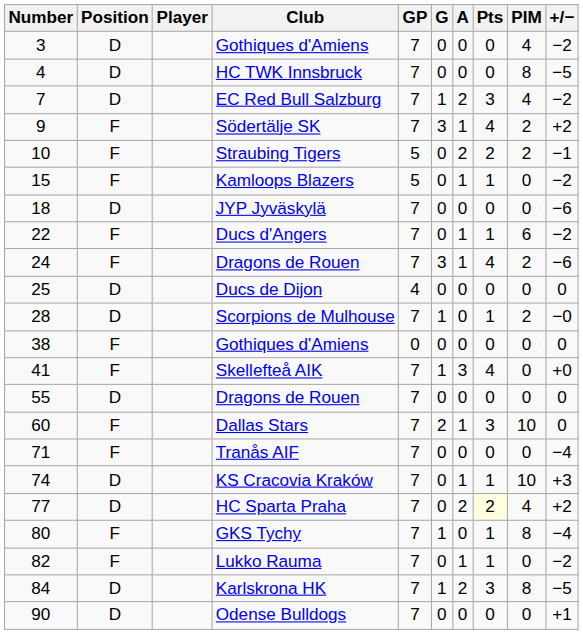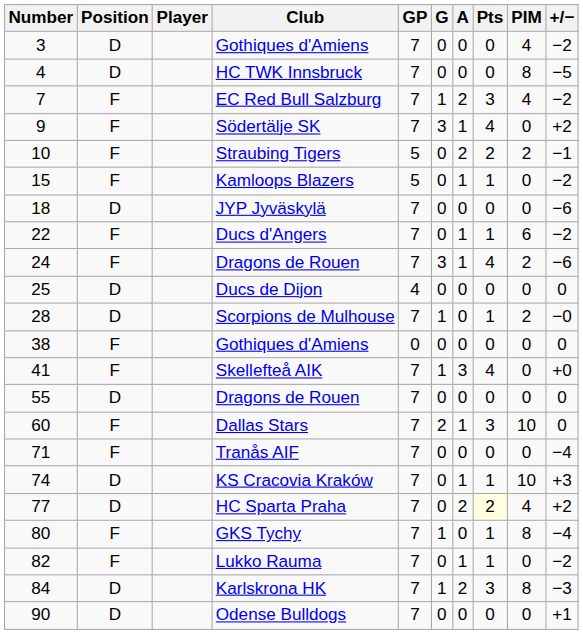(115, 99) D -> (115, 99) F
(526, 126) 2 -> (526, 126) 0
(562, 588) −5 -> (562, 588) −3
